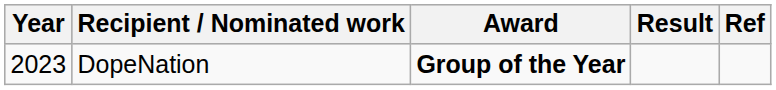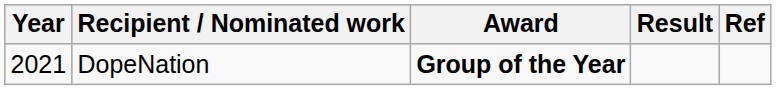(38, 63) 2023 -> (38, 63) 2021
